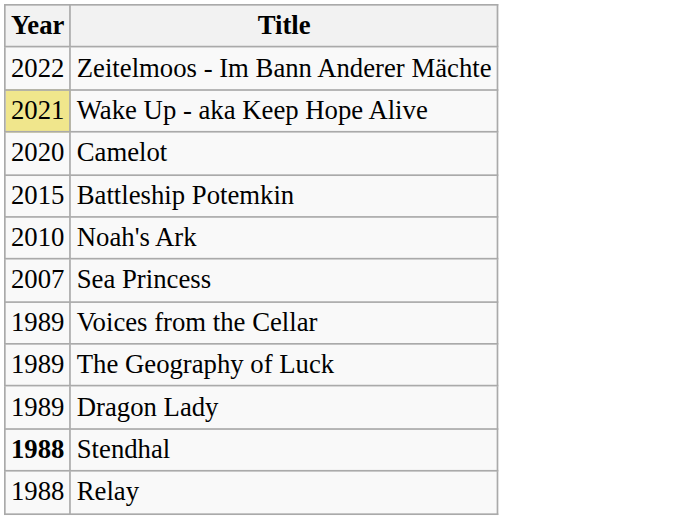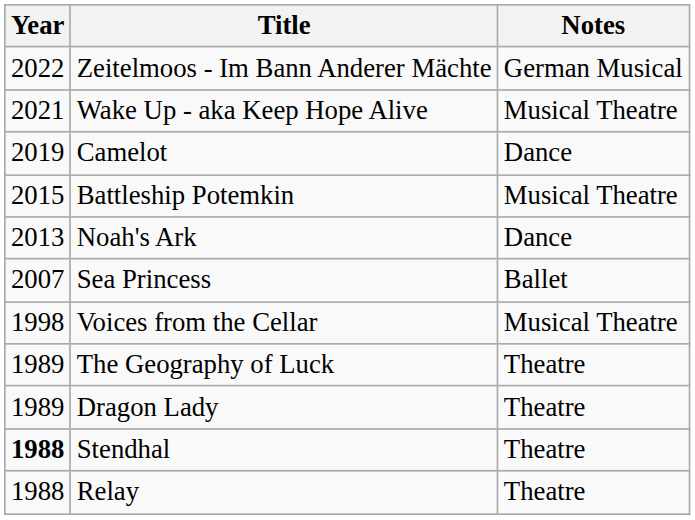+ column: (593, 25)
(38, 110) khaki background -> (38, 110) no background
(38, 152) 2020 -> (38, 152) 2019
(38, 237) 2010 -> (38, 237) 2013
(38, 322) 1989 -> (38, 322) 1998
